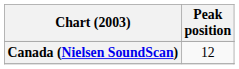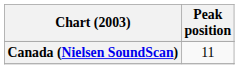(208, 52) 12 -> (208, 52) 11
